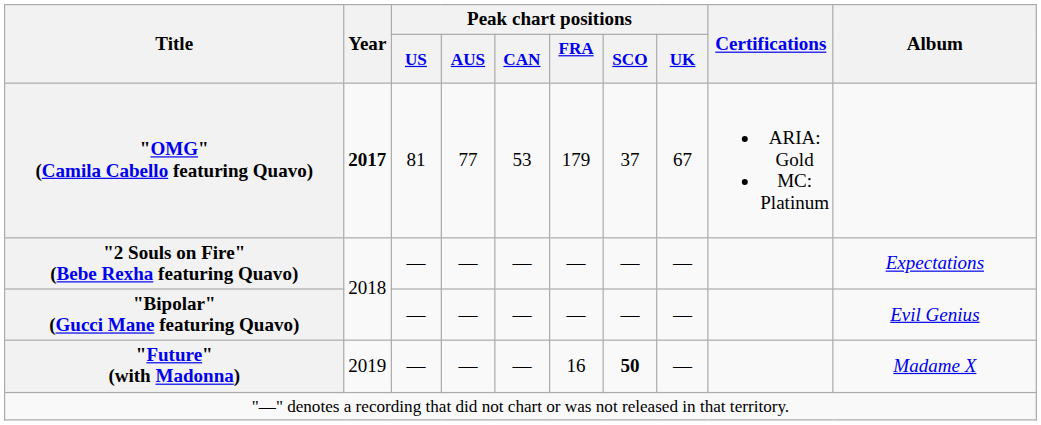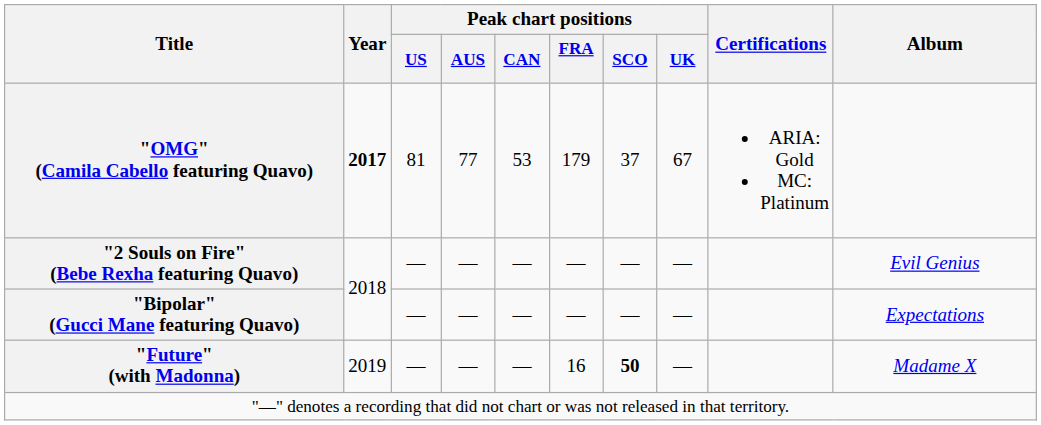(935, 262) Expectations -> (935, 262) Evil Genius
(935, 314) Evil Genius -> (935, 314) Expectations
